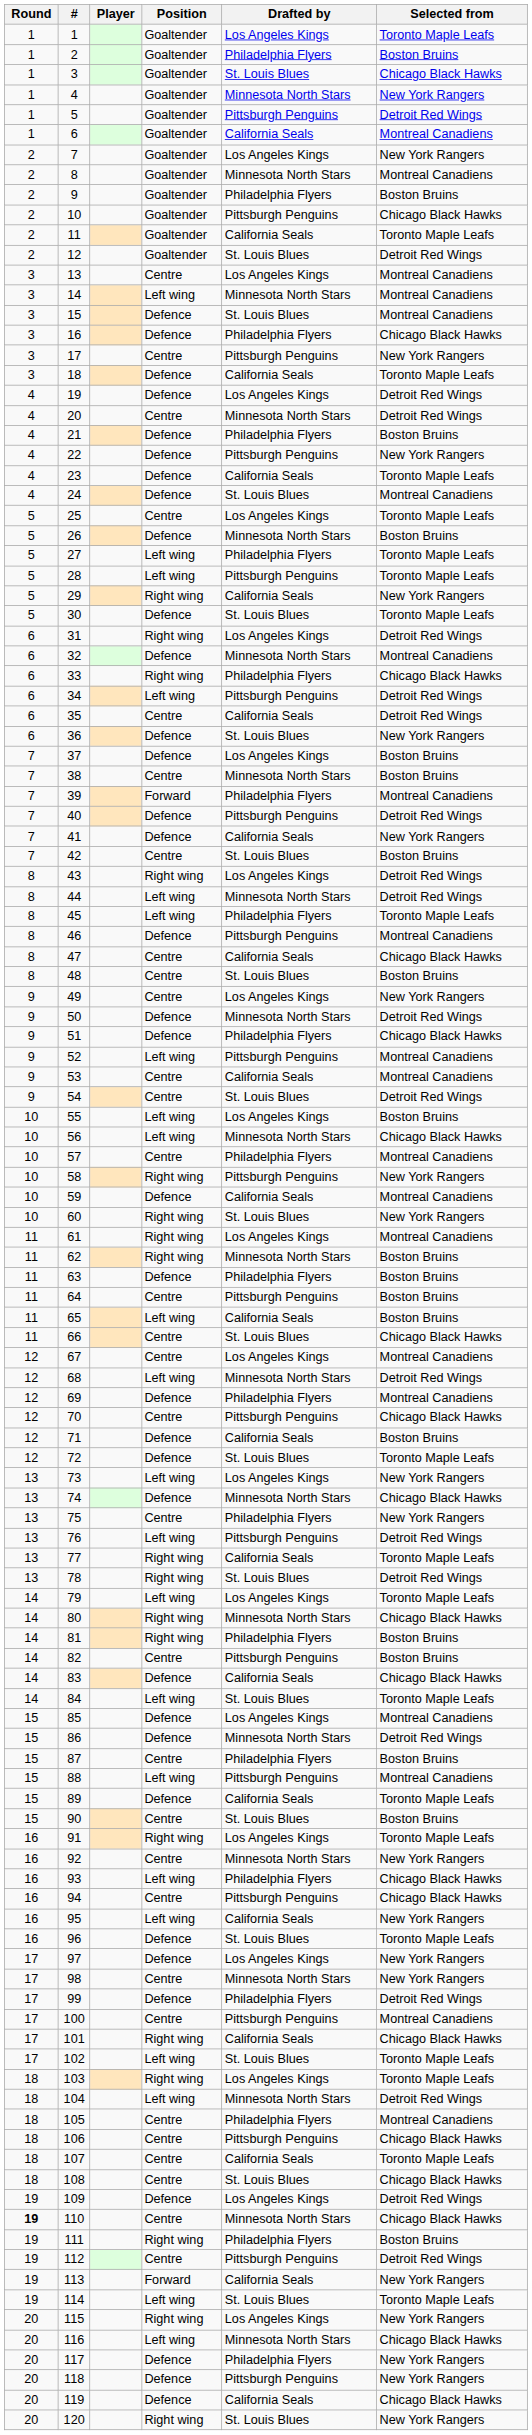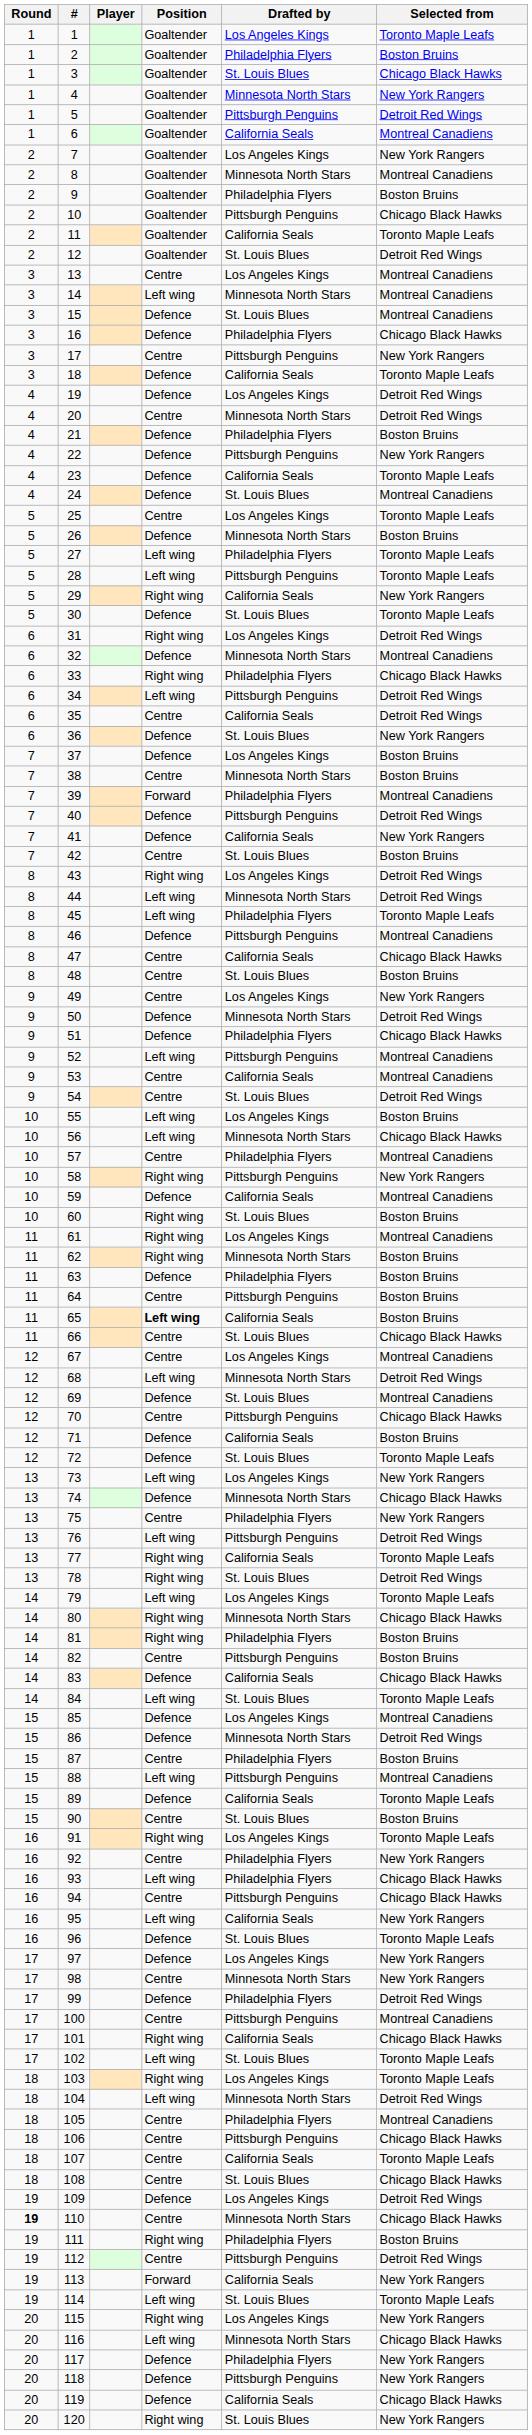(432, 1217) New York Rangers -> (419, 1217) Boston Bruins
(170, 1317) normal -> (172, 1317) bold
(278, 1397) Philadelphia Flyers -> (267, 1397) St. Louis Blues
(288, 1858) Minnesota North Stars -> (278, 1858) Philadelphia Flyers
